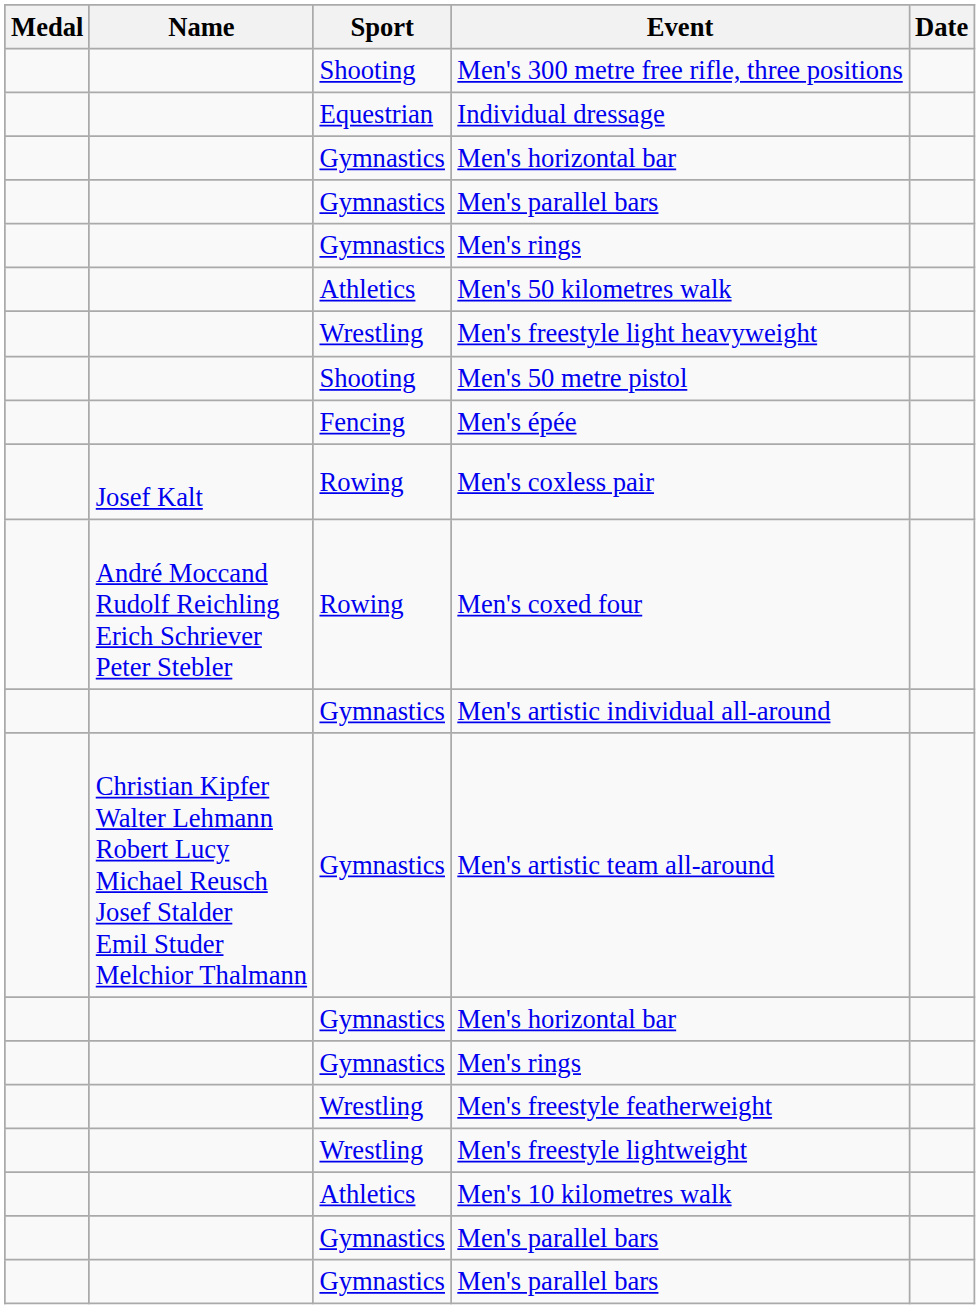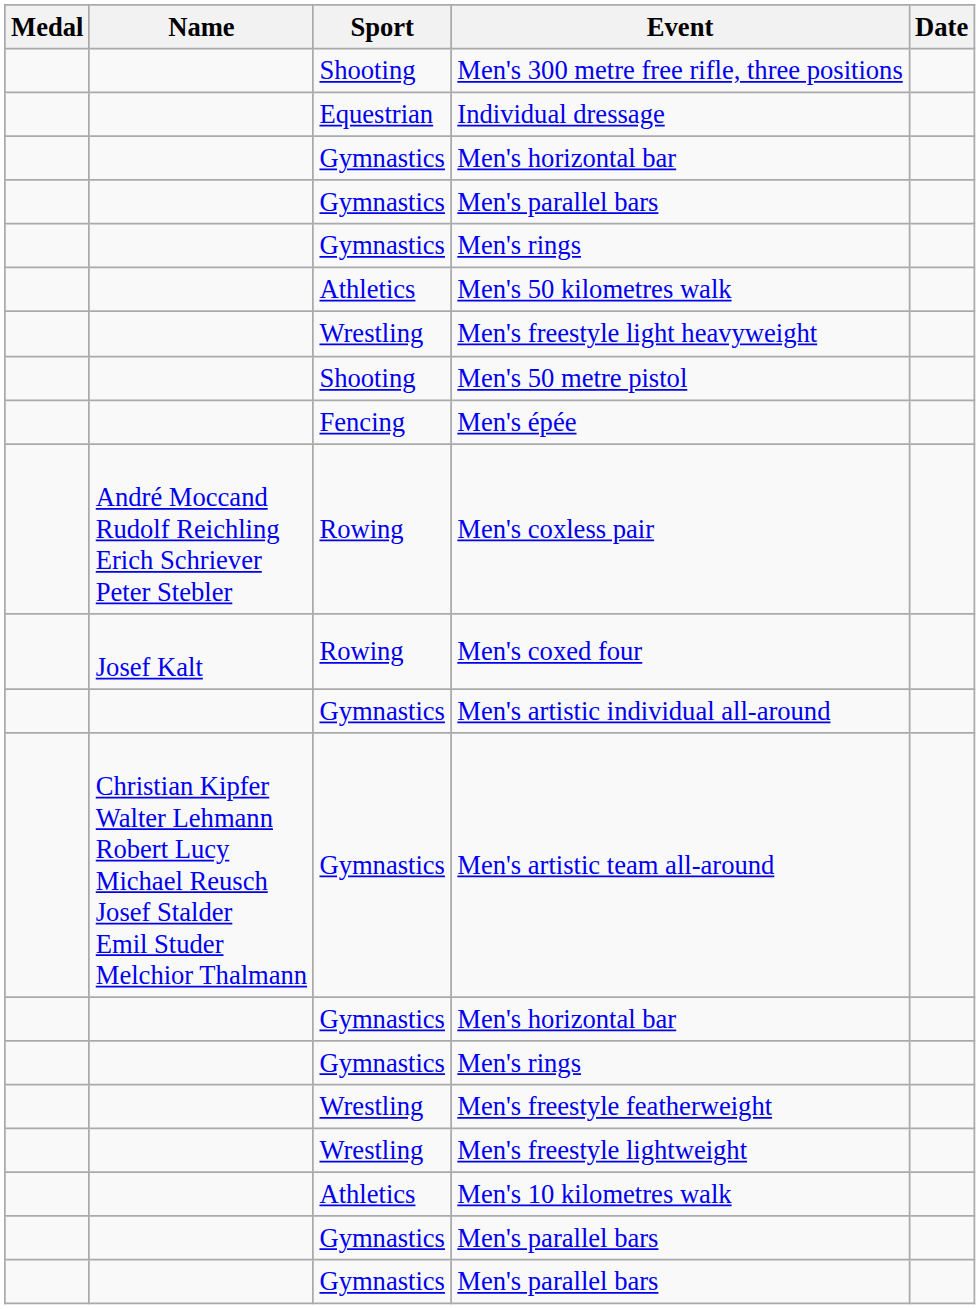(149, 496) Josef Kalt -> (188, 543) André Moccand Rudolf Reichling Erich Schriever Peter Stebler
(188, 619) André Moccand Rudolf Reichling Erich Schriever Peter Stebler -> (149, 666) Josef Kalt
